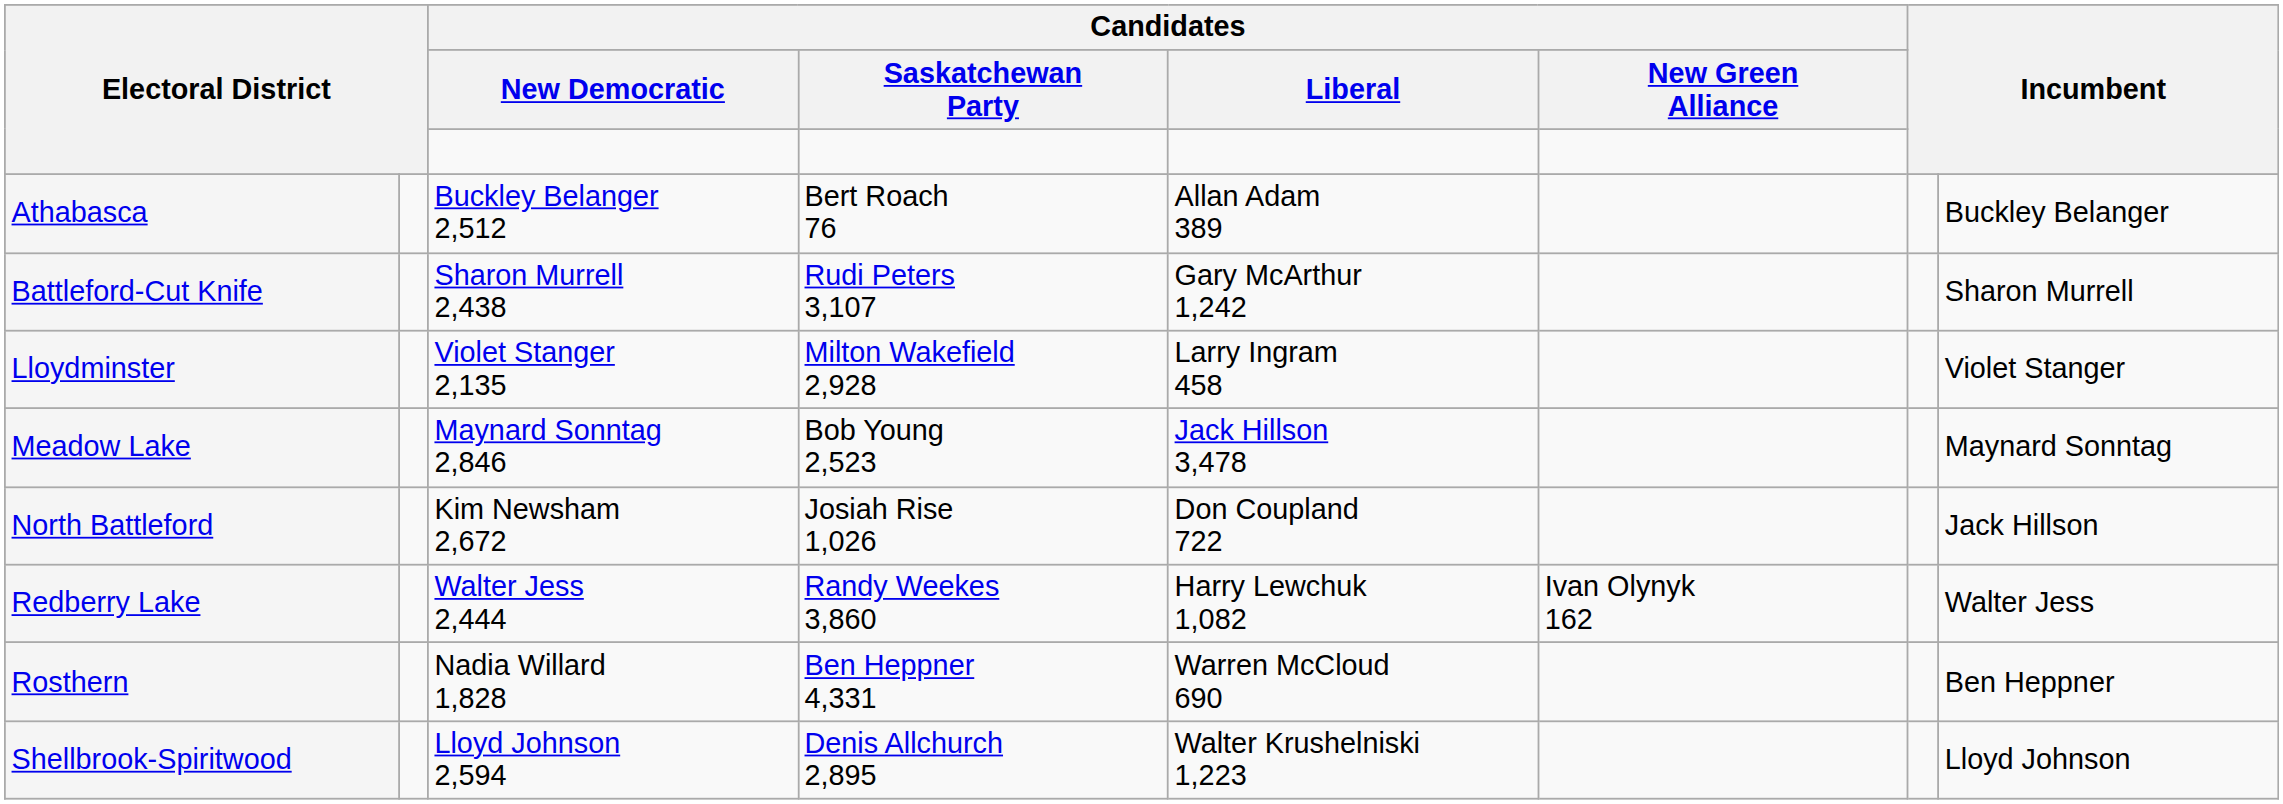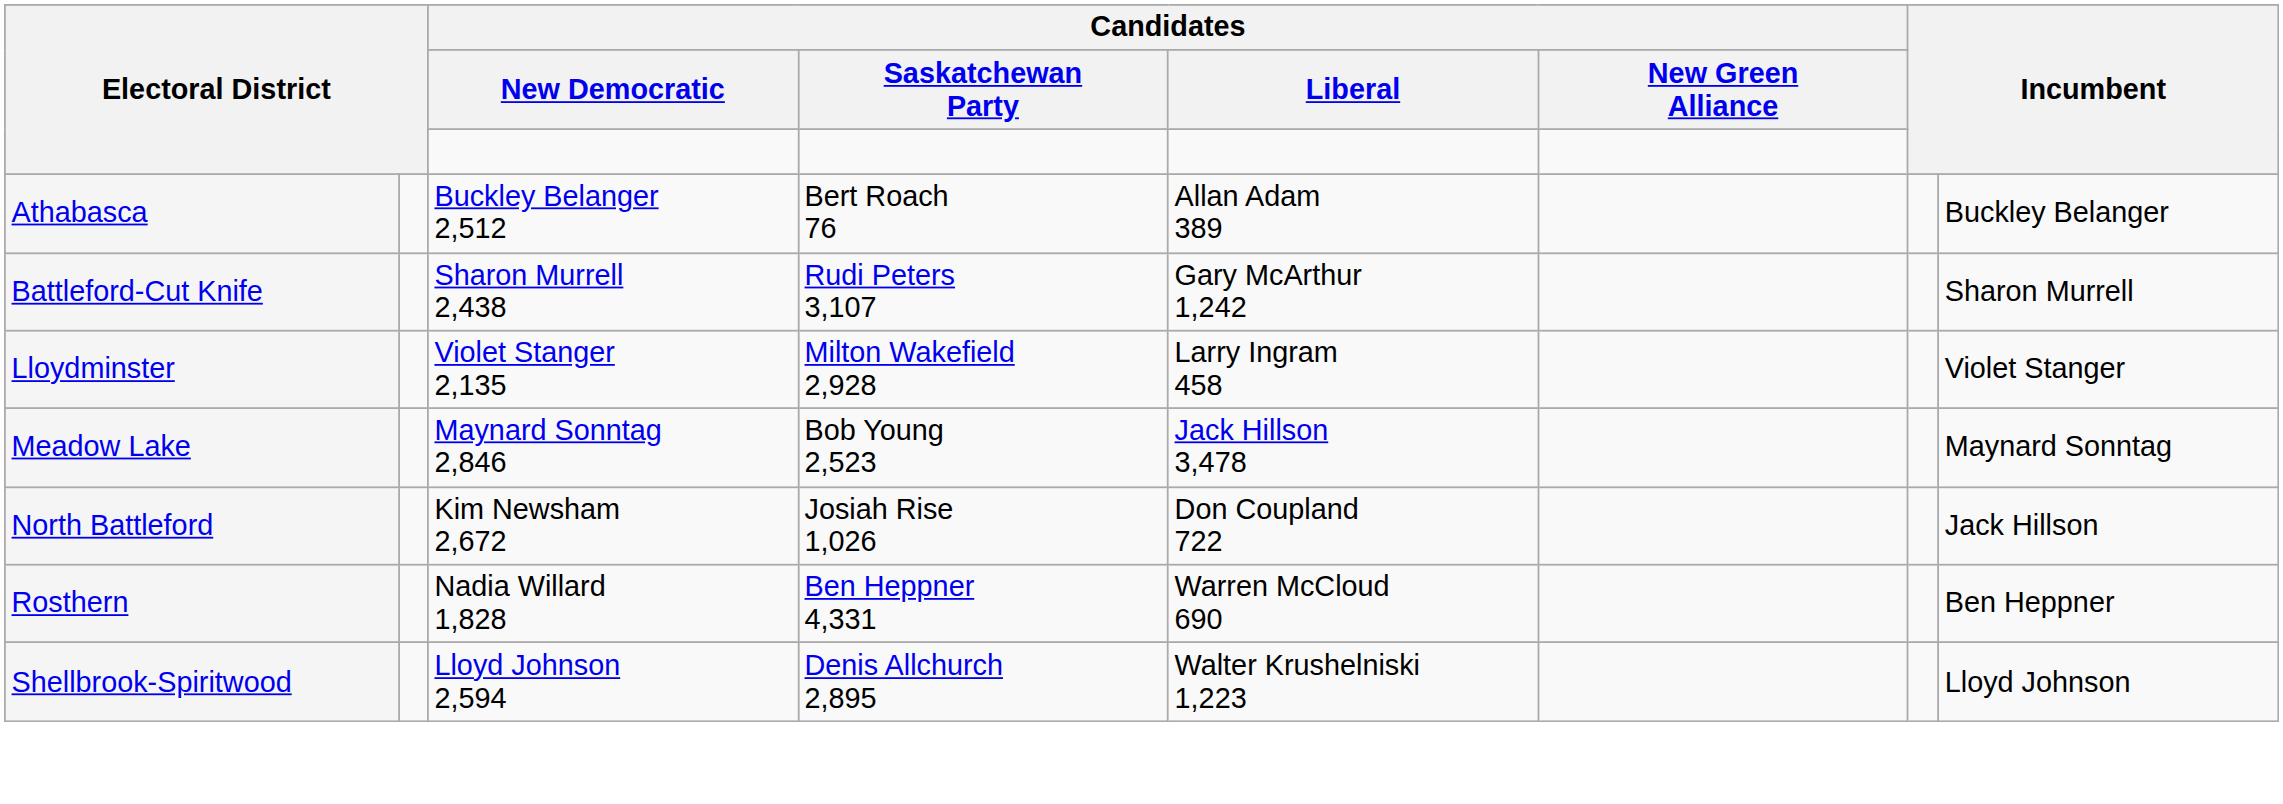- row: (106, 603)
